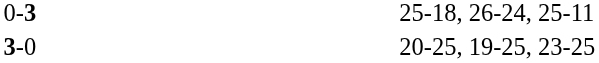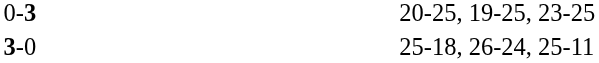(497, 13) 25-18, 26-24, 25-11 -> (497, 13) 20-25, 19-25, 23-25
(497, 46) 20-25, 19-25, 23-25 -> (497, 46) 25-18, 26-24, 25-11
